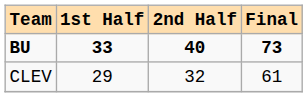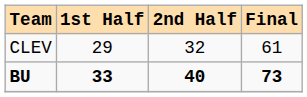rows swapped: (31, 77) <-> (20, 48)
